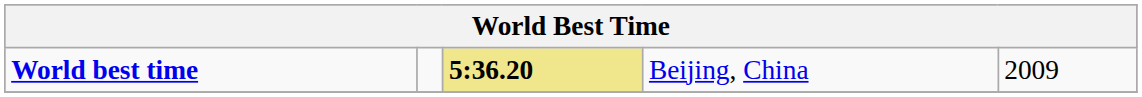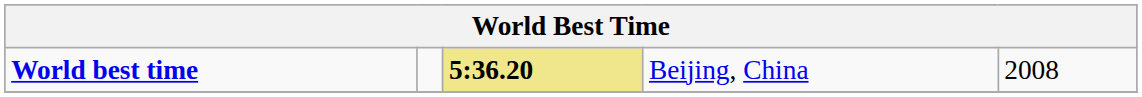(1032, 69) 2009 -> (1032, 69) 2008
